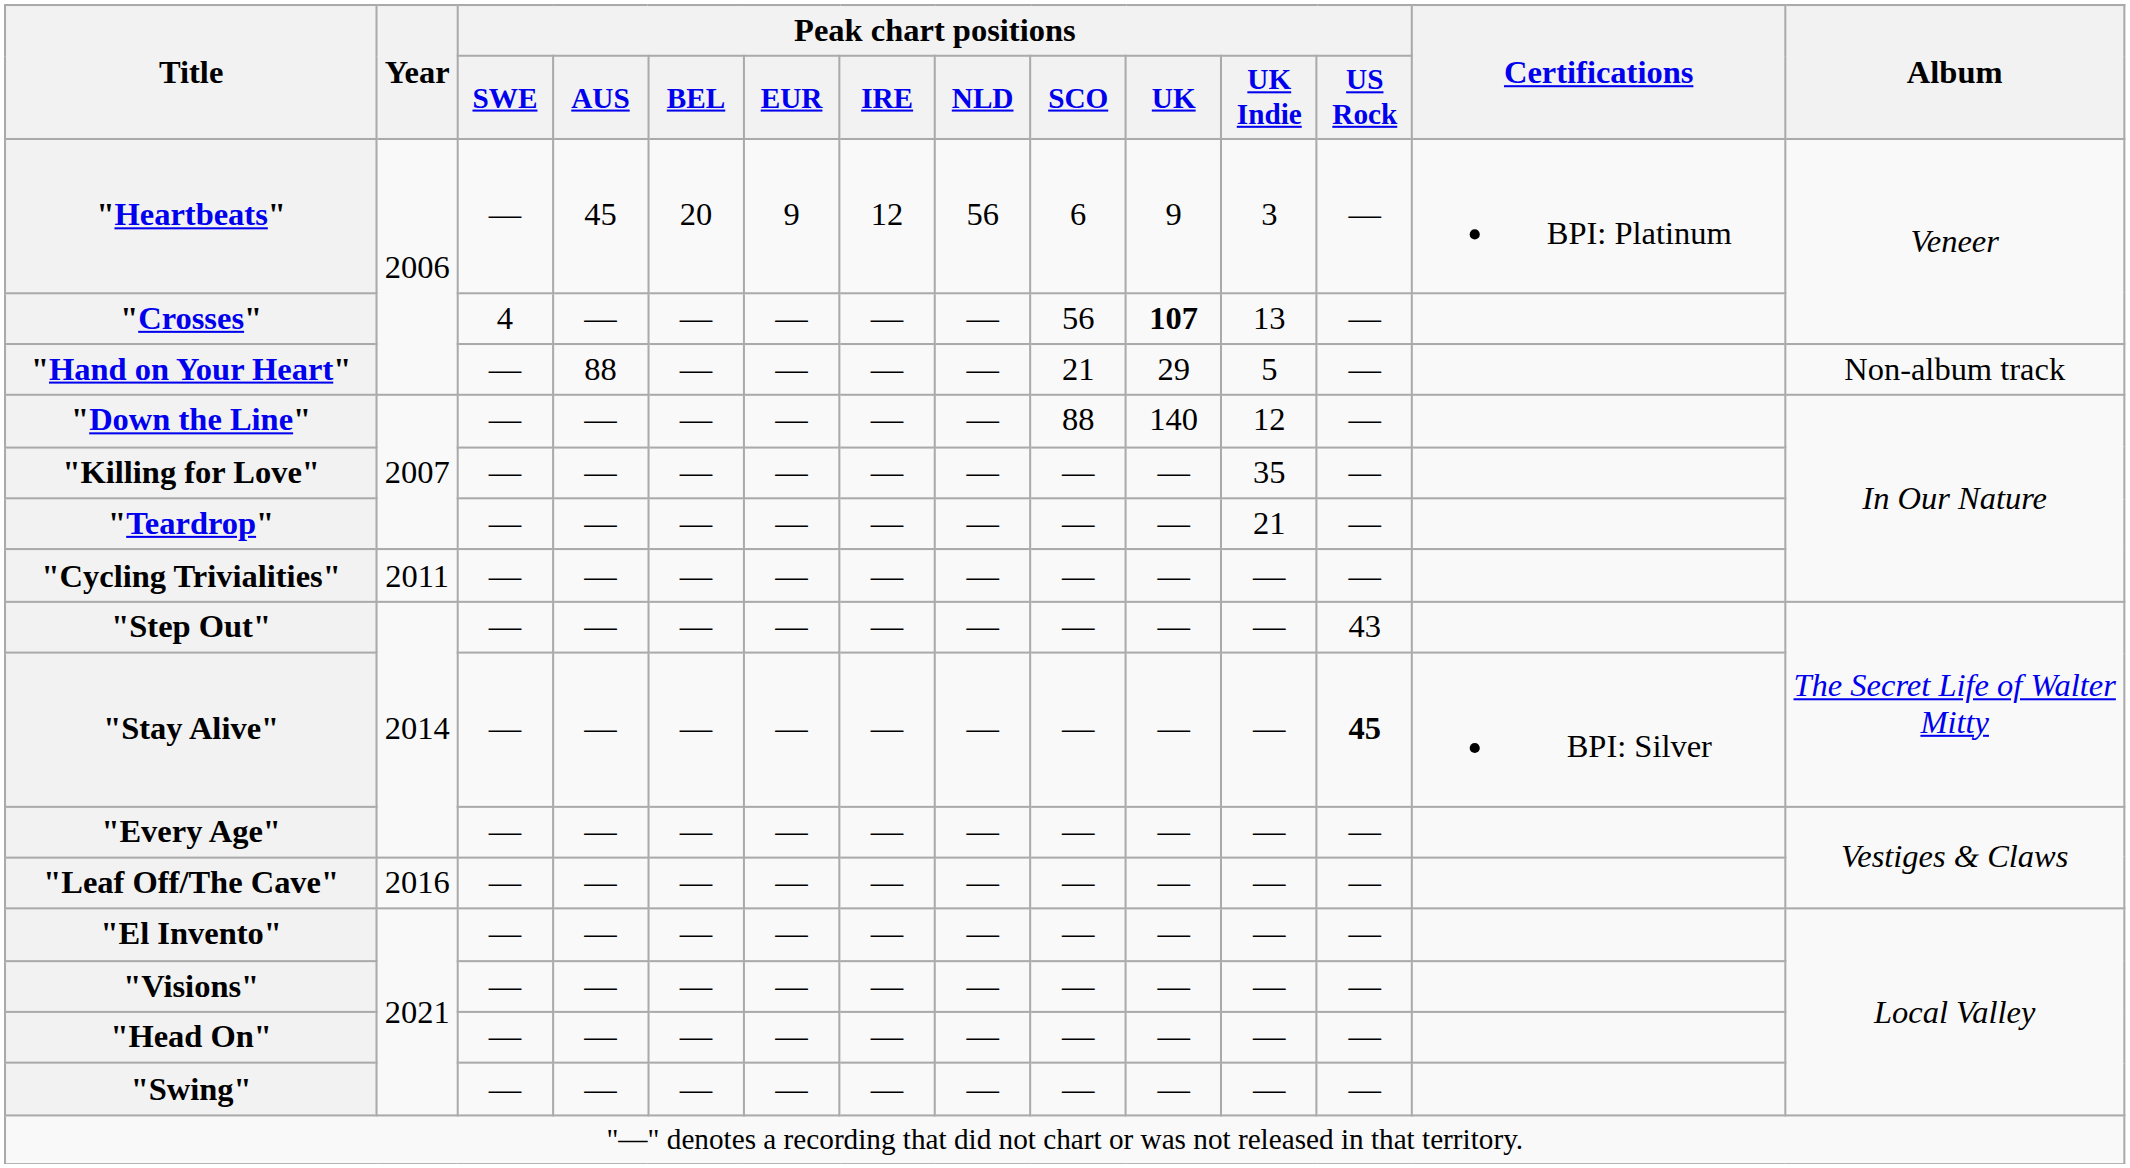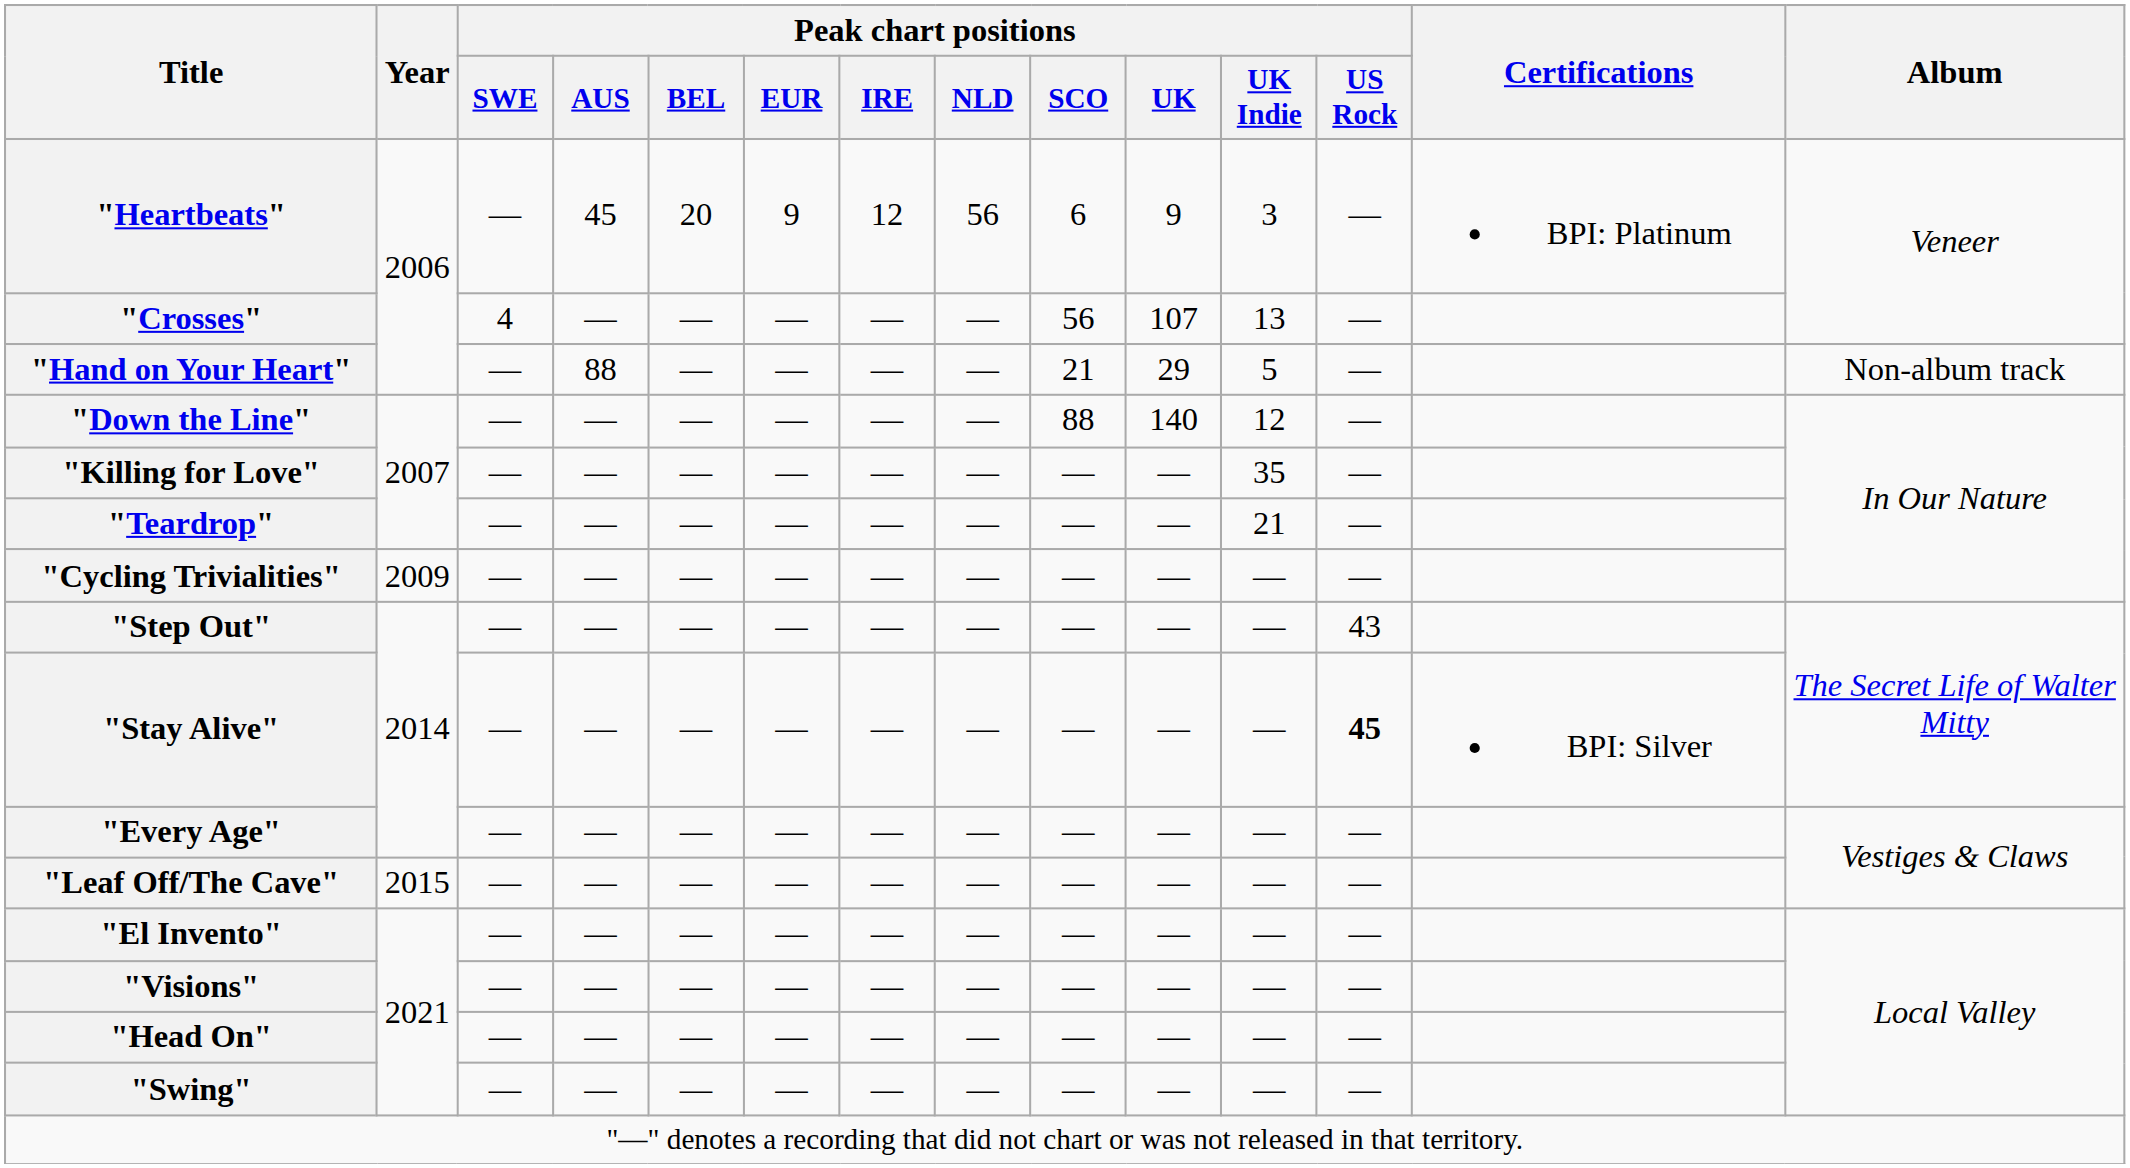(1174, 317) bold -> (1174, 317) normal
(417, 575) 2011 -> (417, 575) 2009
(417, 882) 2016 -> (417, 882) 2015
